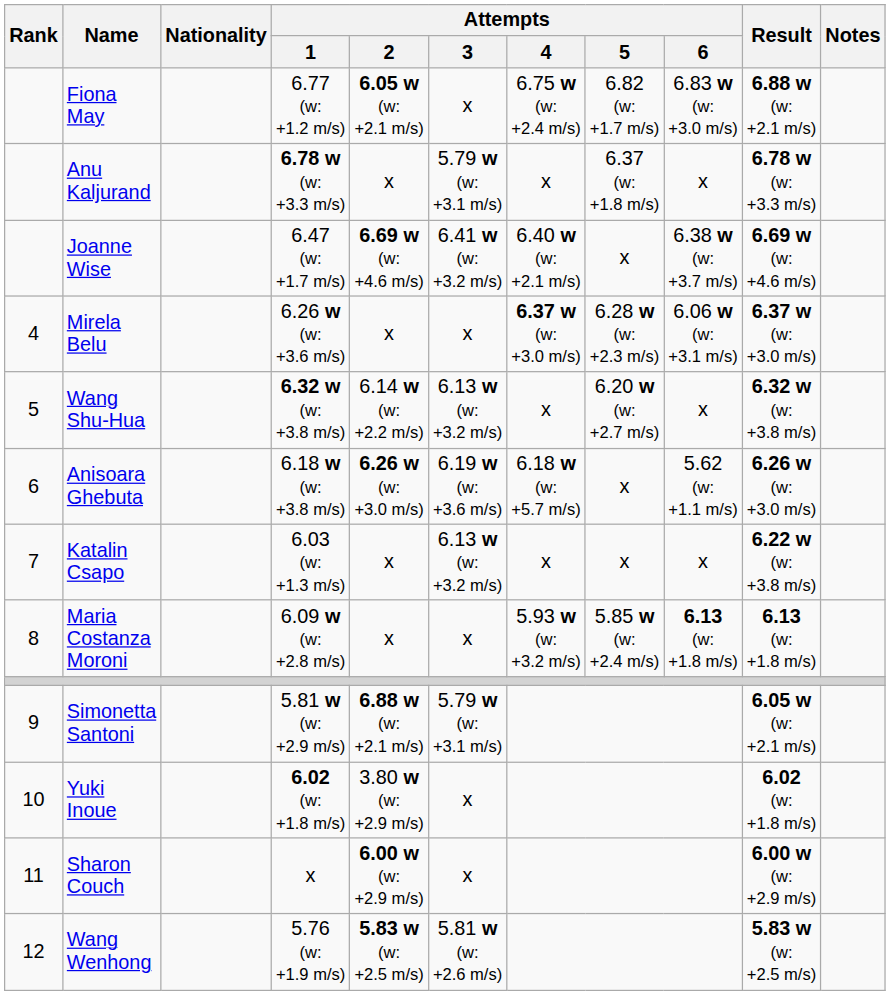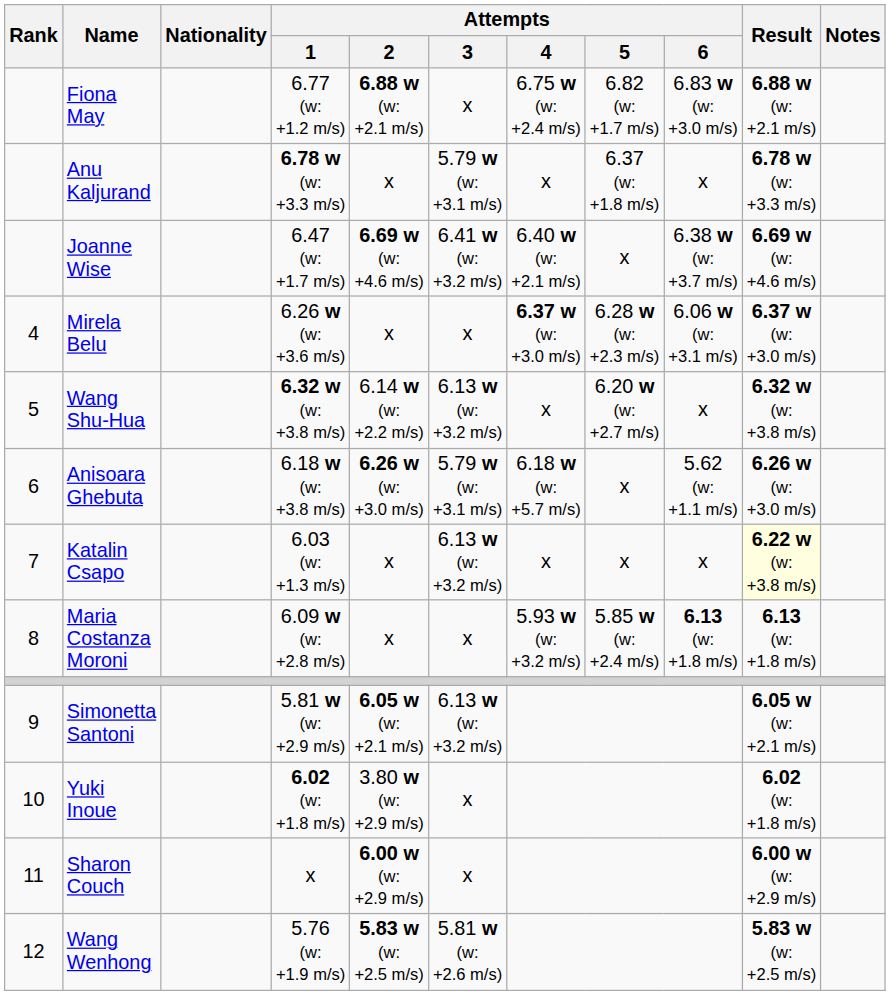(389, 105) 6.05 w (w: +2.1 m/s) -> (389, 105) 6.88 w (w: +2.1 m/s)
(468, 486) 6.19 w (w: +3.6 m/s) -> (468, 486) 5.79 w (w: +3.1 m/s)
(782, 562) no background -> (782, 562) lightyellow background
(389, 723) 6.88 w (w: +2.1 m/s) -> (389, 723) 6.05 w (w: +2.1 m/s)
(468, 723) 5.79 w (w: +3.1 m/s) -> (468, 723) 6.13 w (w: +3.2 m/s)
